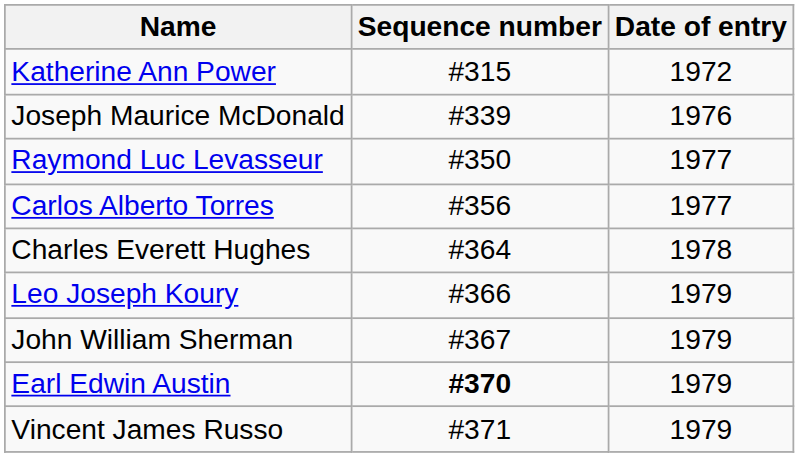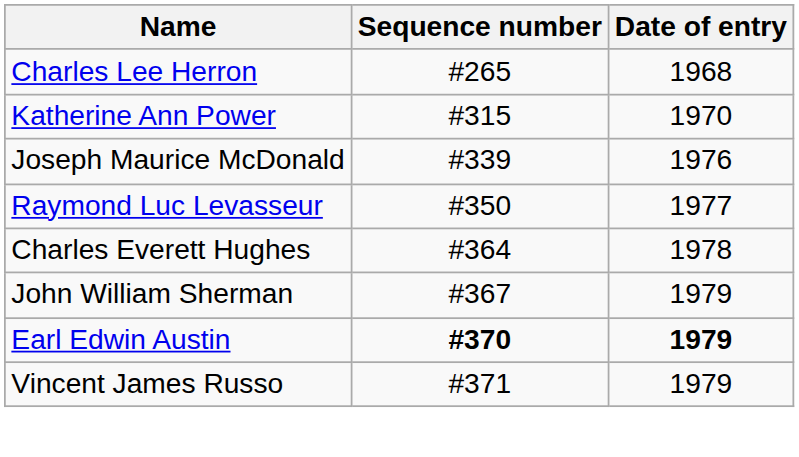+ row: (134, 71)
(701, 71) 1972 -> (701, 116) 1970
- row: (143, 205)
- row: (125, 294)
(701, 384) normal -> (701, 339) bold
